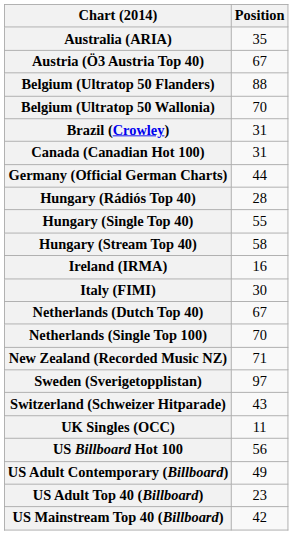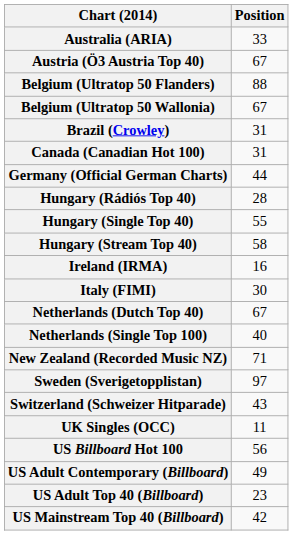(260, 38) 35 -> (260, 38) 33
(260, 107) 70 -> (260, 107) 67
(260, 335) 70 -> (260, 335) 40
